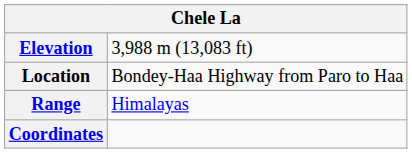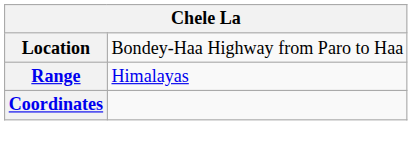- row: (56, 47)
